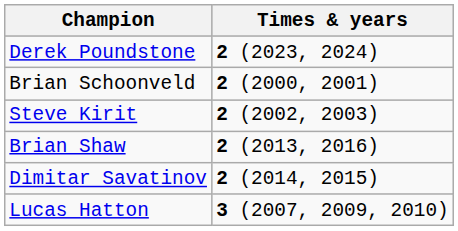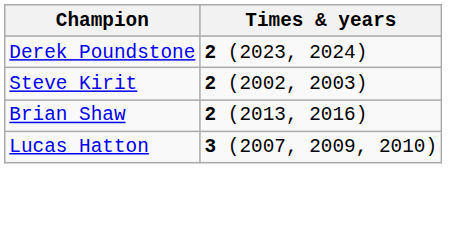- row: (102, 84)
- row: (108, 178)
